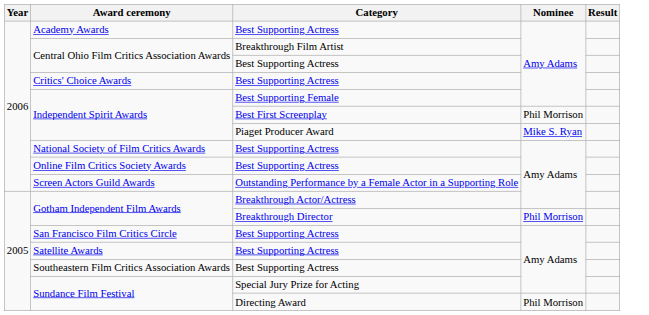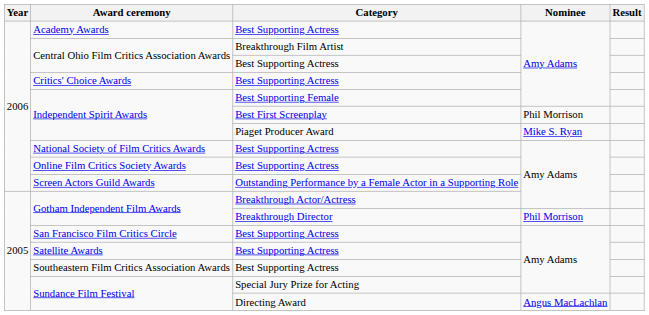(553, 302) Phil Morrison -> (565, 302) Angus MacLachlan
